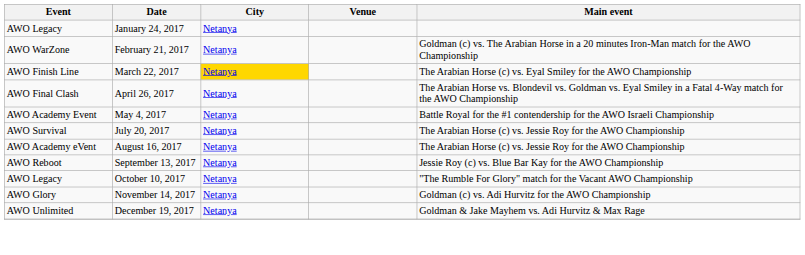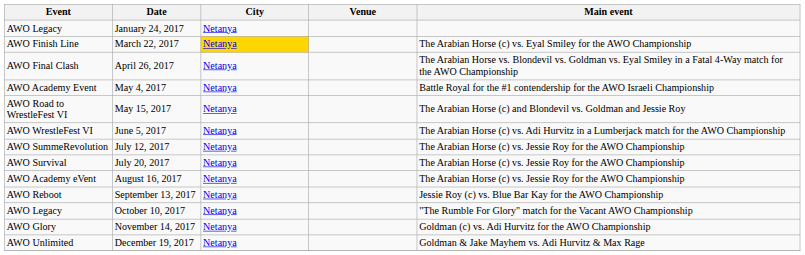- row: (152, 50)
+ row: (143, 109)
+ row: (140, 131)
+ row: (142, 147)
